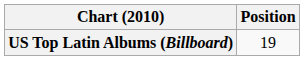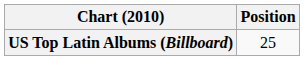(268, 42) 19 -> (268, 42) 25
